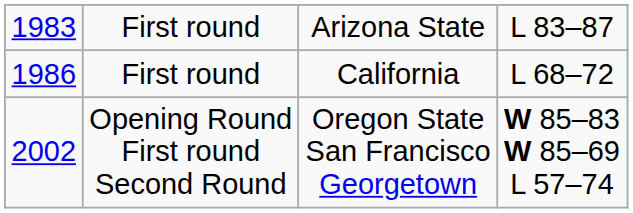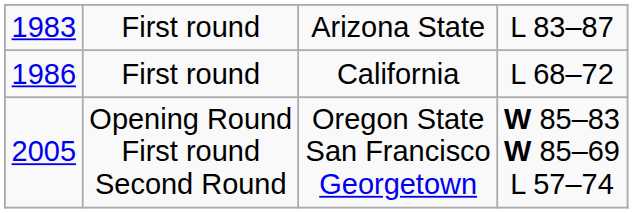(44, 151) 2002 -> (44, 151) 2005
